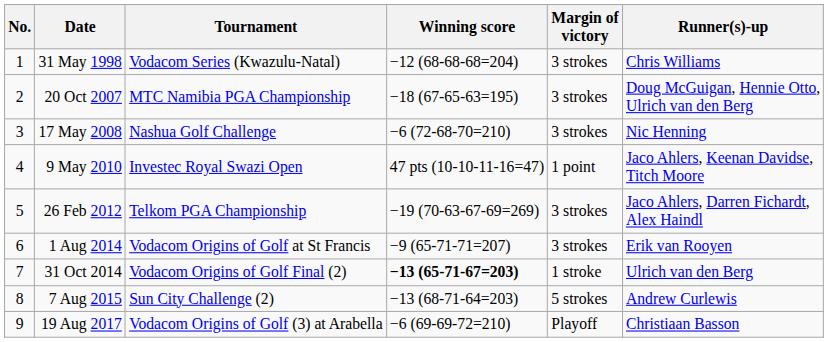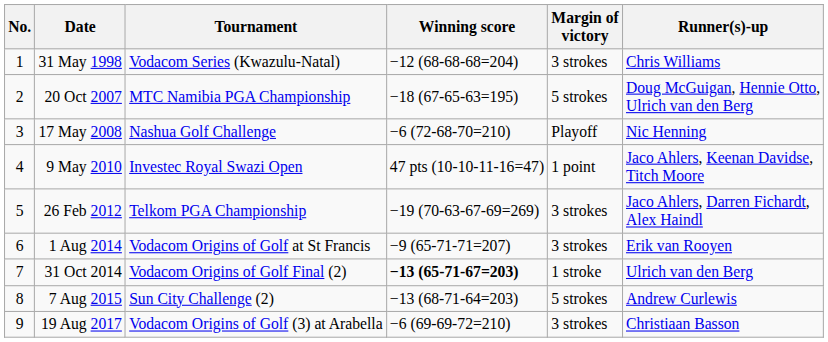(579, 97) 3 strokes -> (579, 97) 5 strokes
(579, 132) 3 strokes -> (574, 132) Playoff
(574, 324) Playoff -> (579, 324) 3 strokes
